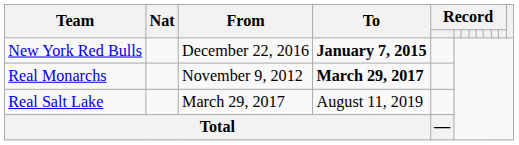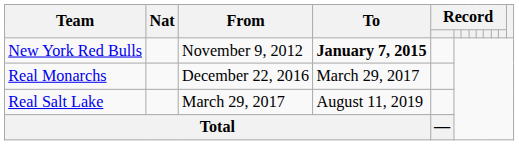(246, 50) December 22, 2016 -> (242, 50) November 9, 2012
(242, 76) November 9, 2012 -> (246, 76) December 22, 2016
(370, 76) bold -> (368, 76) normal
